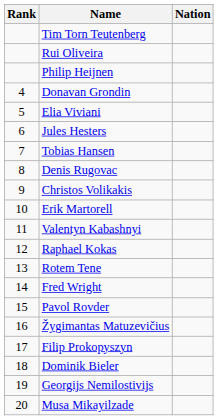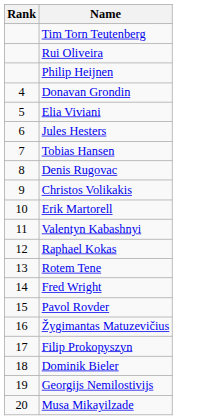- column: (193, 14)
